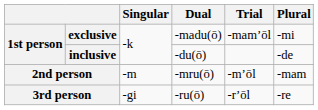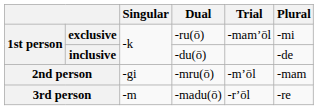(198, 34) -madu(ō) -> (189, 34) -ru(ō)
(130, 74) -m -> (130, 74) -gi
(130, 94) -gi -> (130, 94) -m
(189, 94) -ru(ō) -> (198, 94) -madu(ō)
